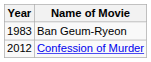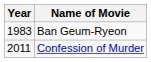(19, 48) 2012 -> (19, 48) 2011
